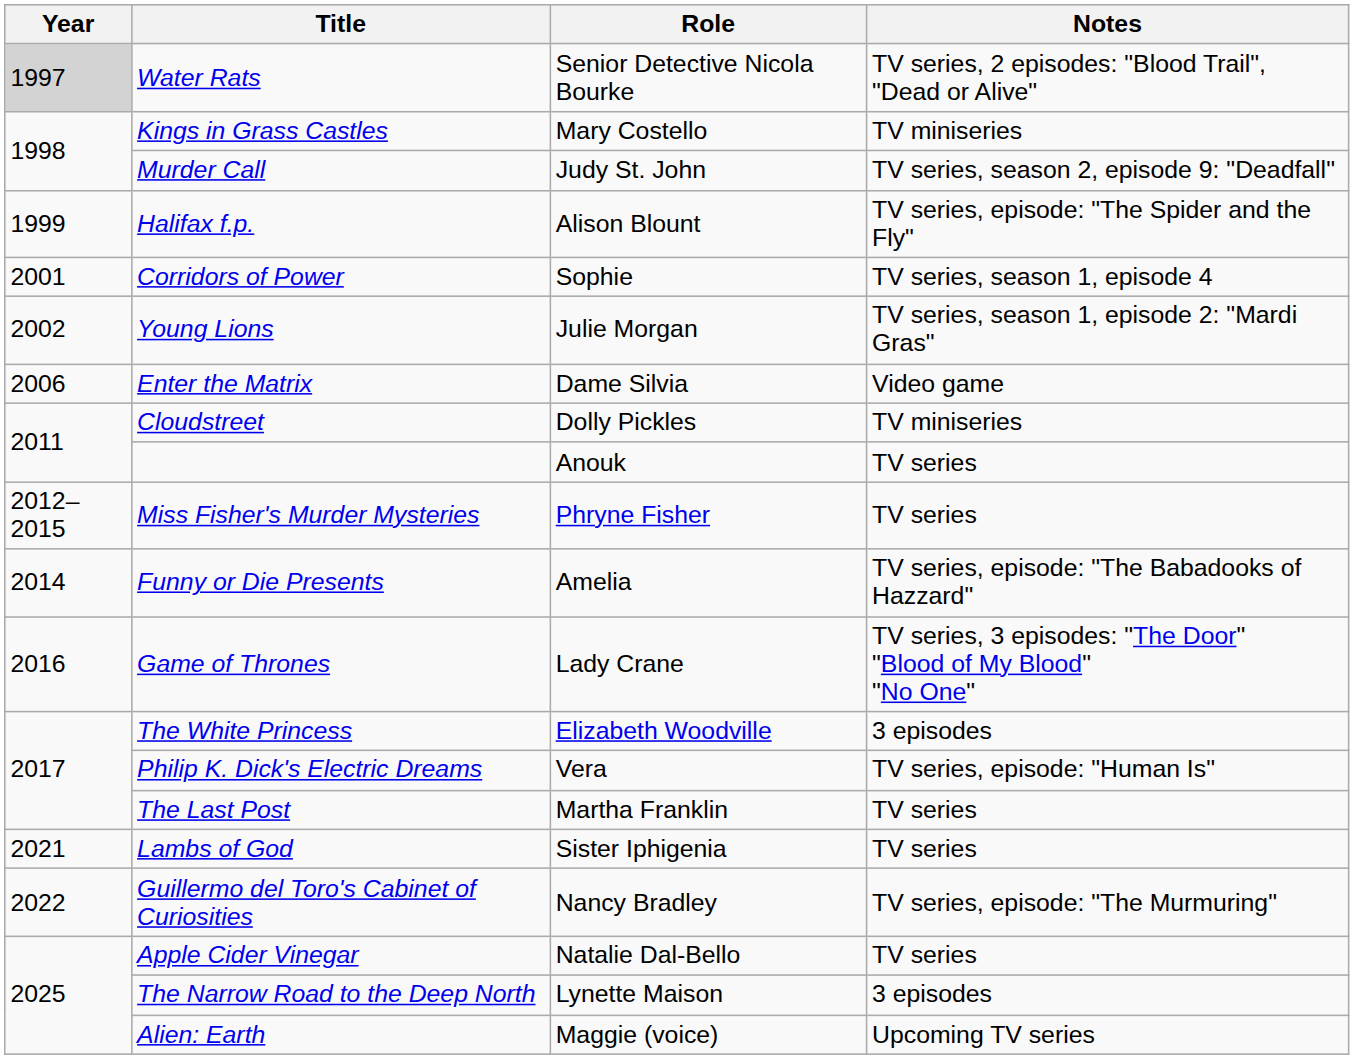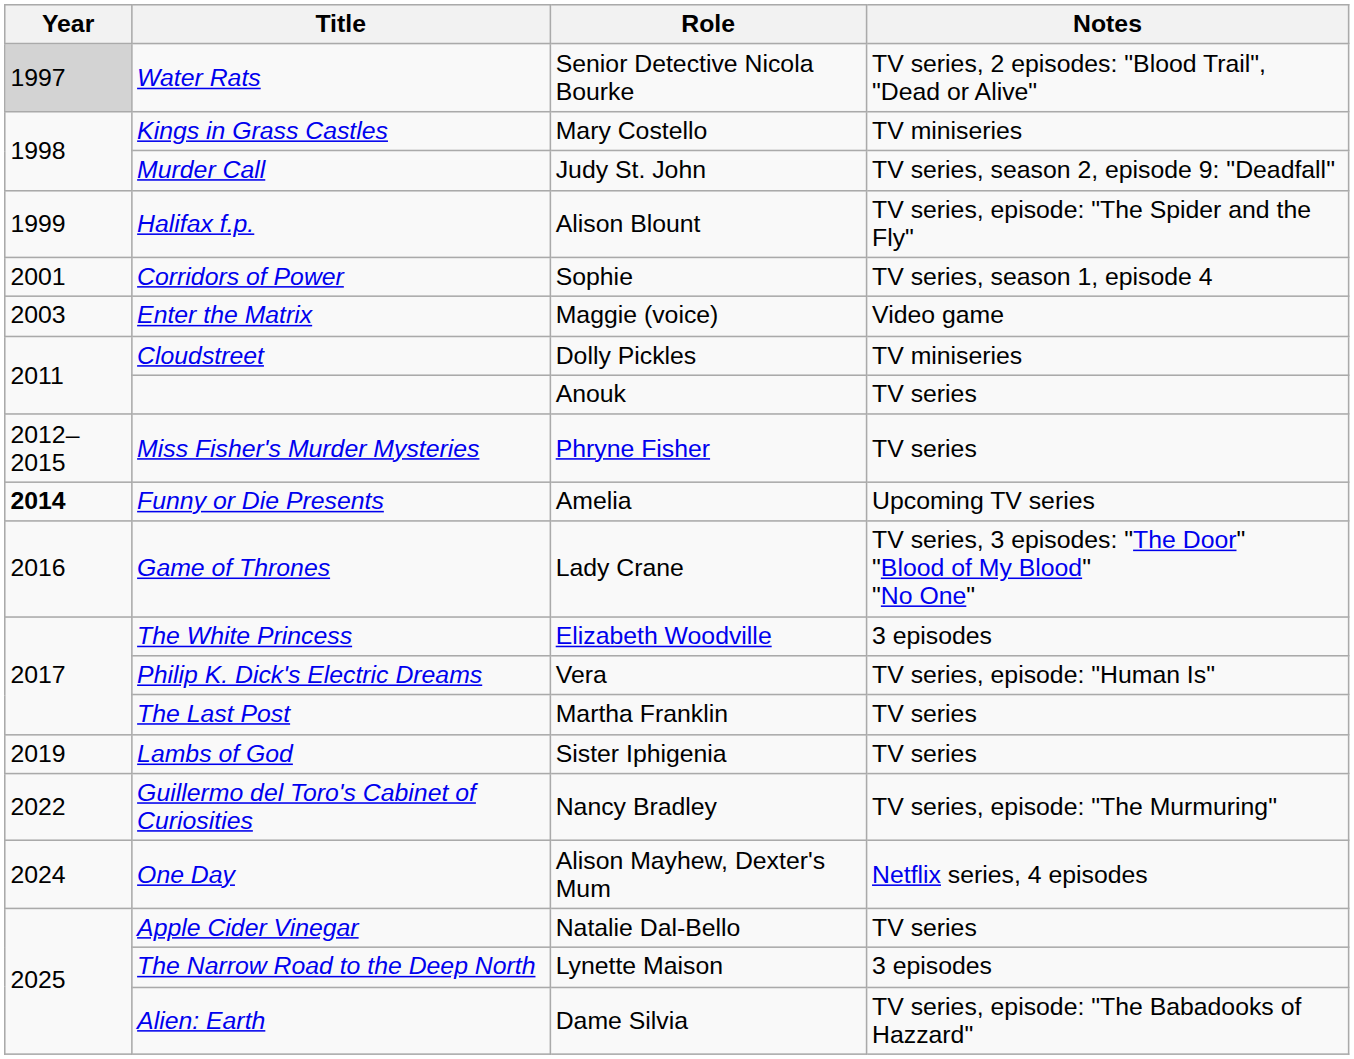- row: (205, 329)
(38, 383) 2006 -> (38, 315) 2003
(622, 383) Dame Silvia -> (637, 315) Maggie (voice)
(38, 582) normal -> (38, 501) bold
(1087, 582) TV series, episode: "The Babadooks of Hazzard" -> (983, 501) Upcoming TV series
(38, 848) 2021 -> (38, 753) 2019
+ row: (186, 874)
(637, 1033) Maggie (voice) -> (622, 1020) Dame Silvia
(983, 1033) Upcoming TV series -> (1087, 1020) TV series, episode: "The Babadooks of Hazzard"
